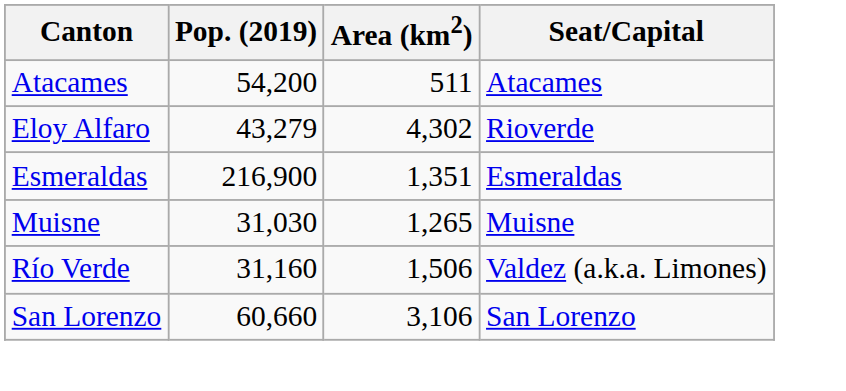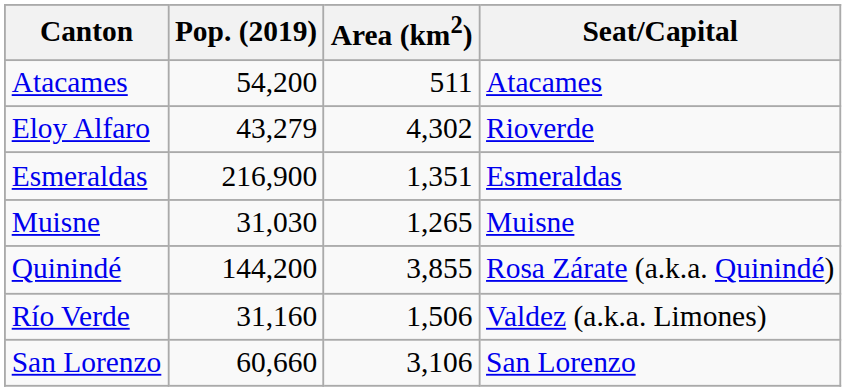+ row: (66, 269)
